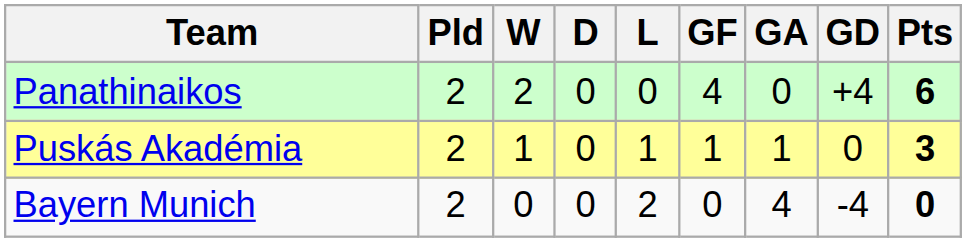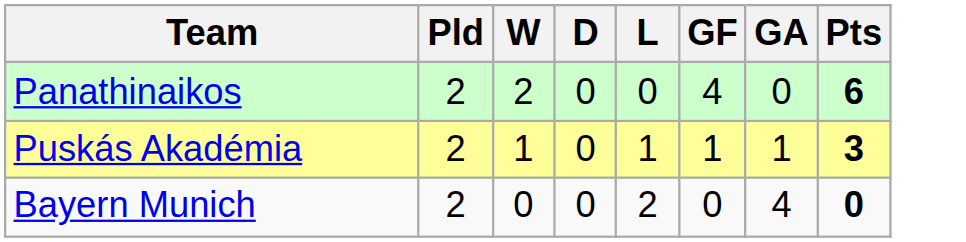- column: (853, 33)
